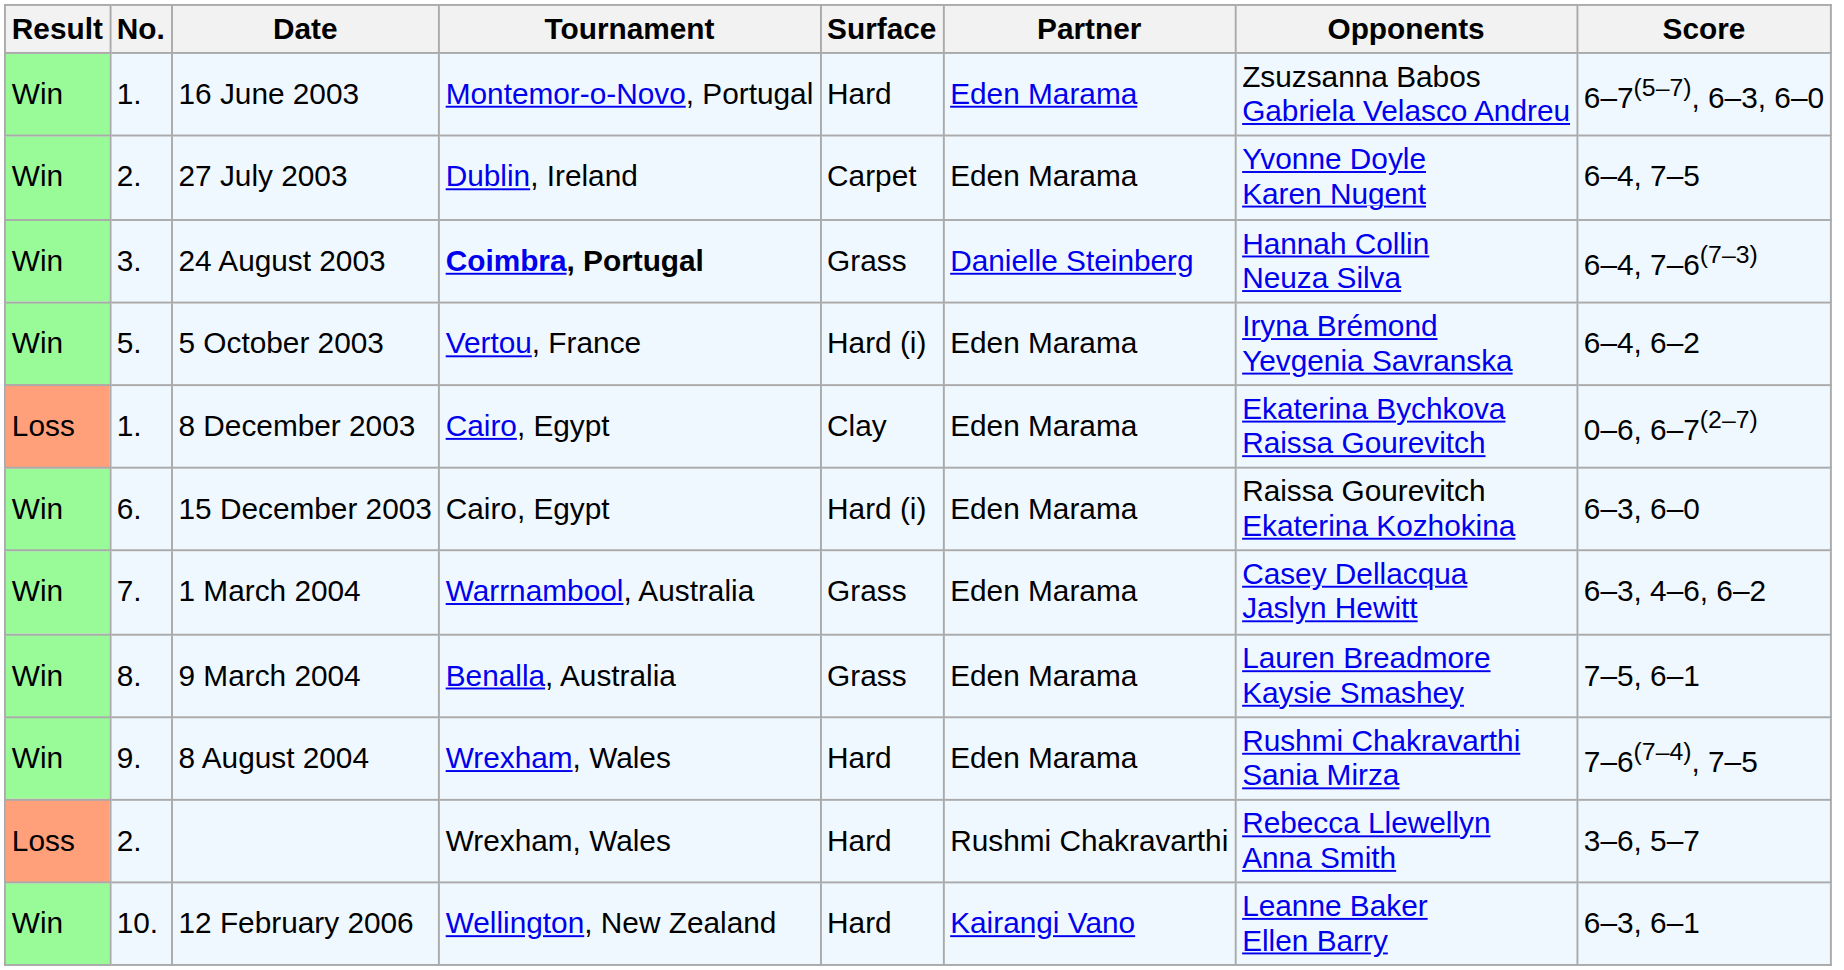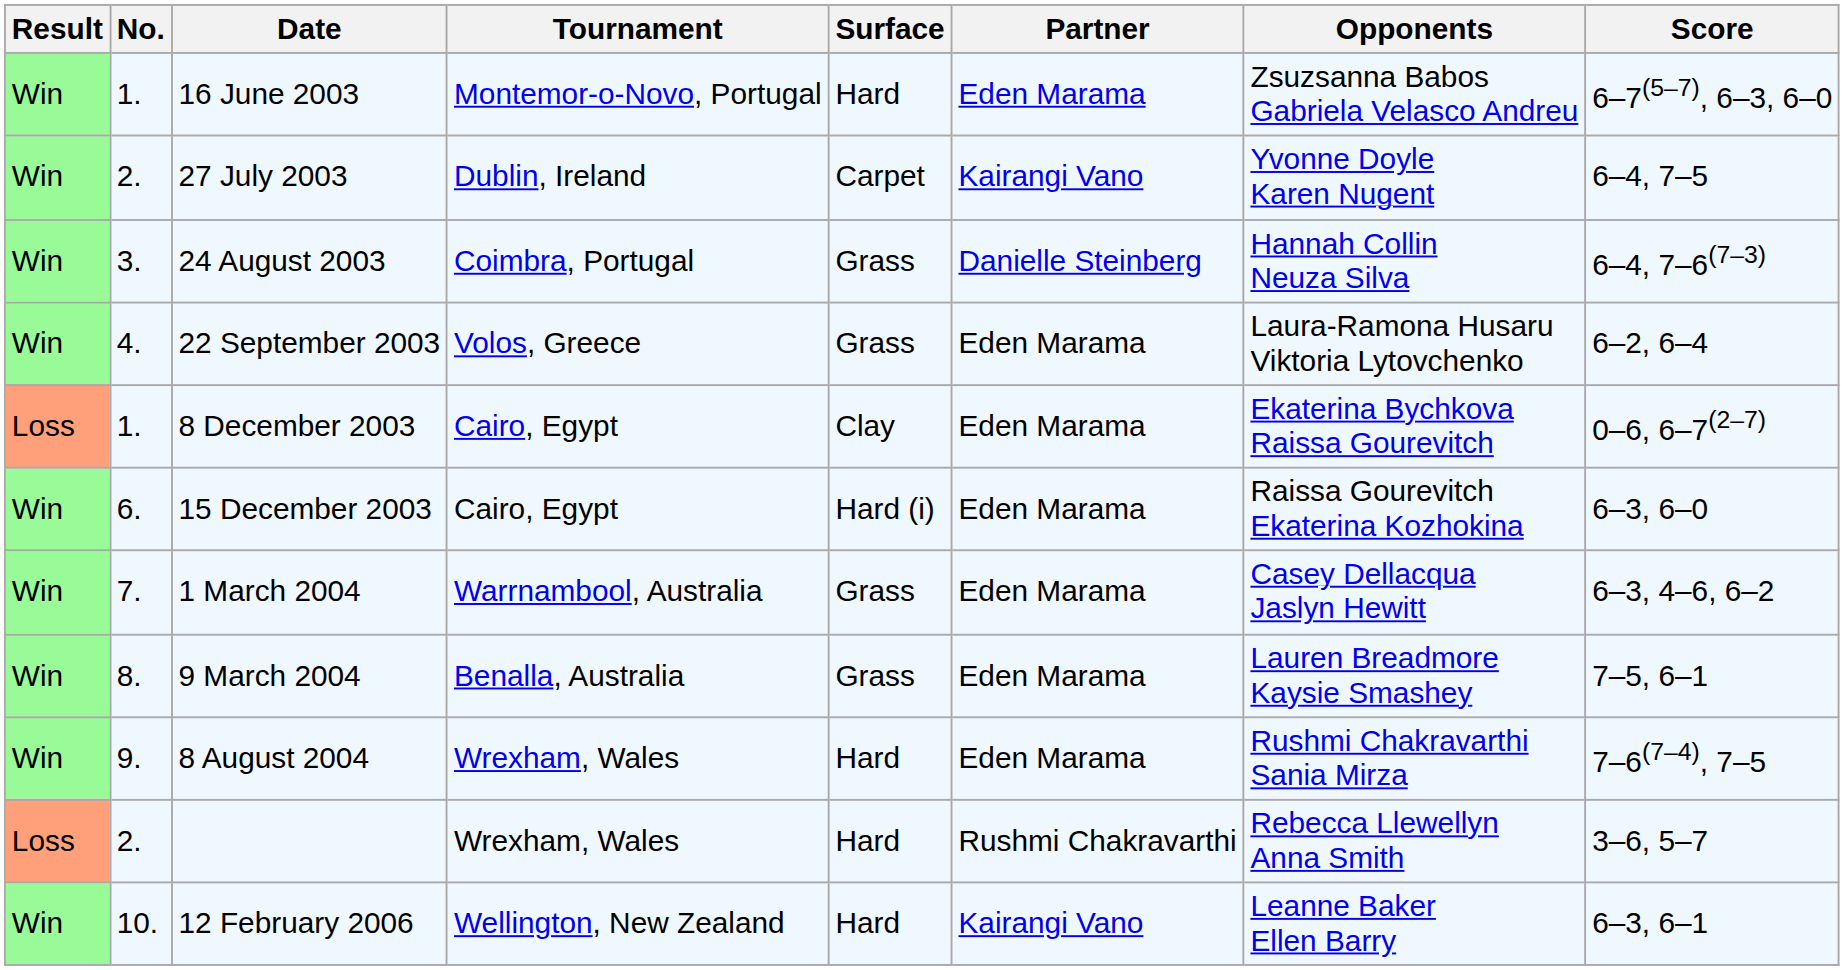(1044, 176) Eden Marama -> (1051, 176) Kairangi Vano
(575, 259) bold -> (574, 259) normal
+ row: (309, 342)
- row: (281, 342)
